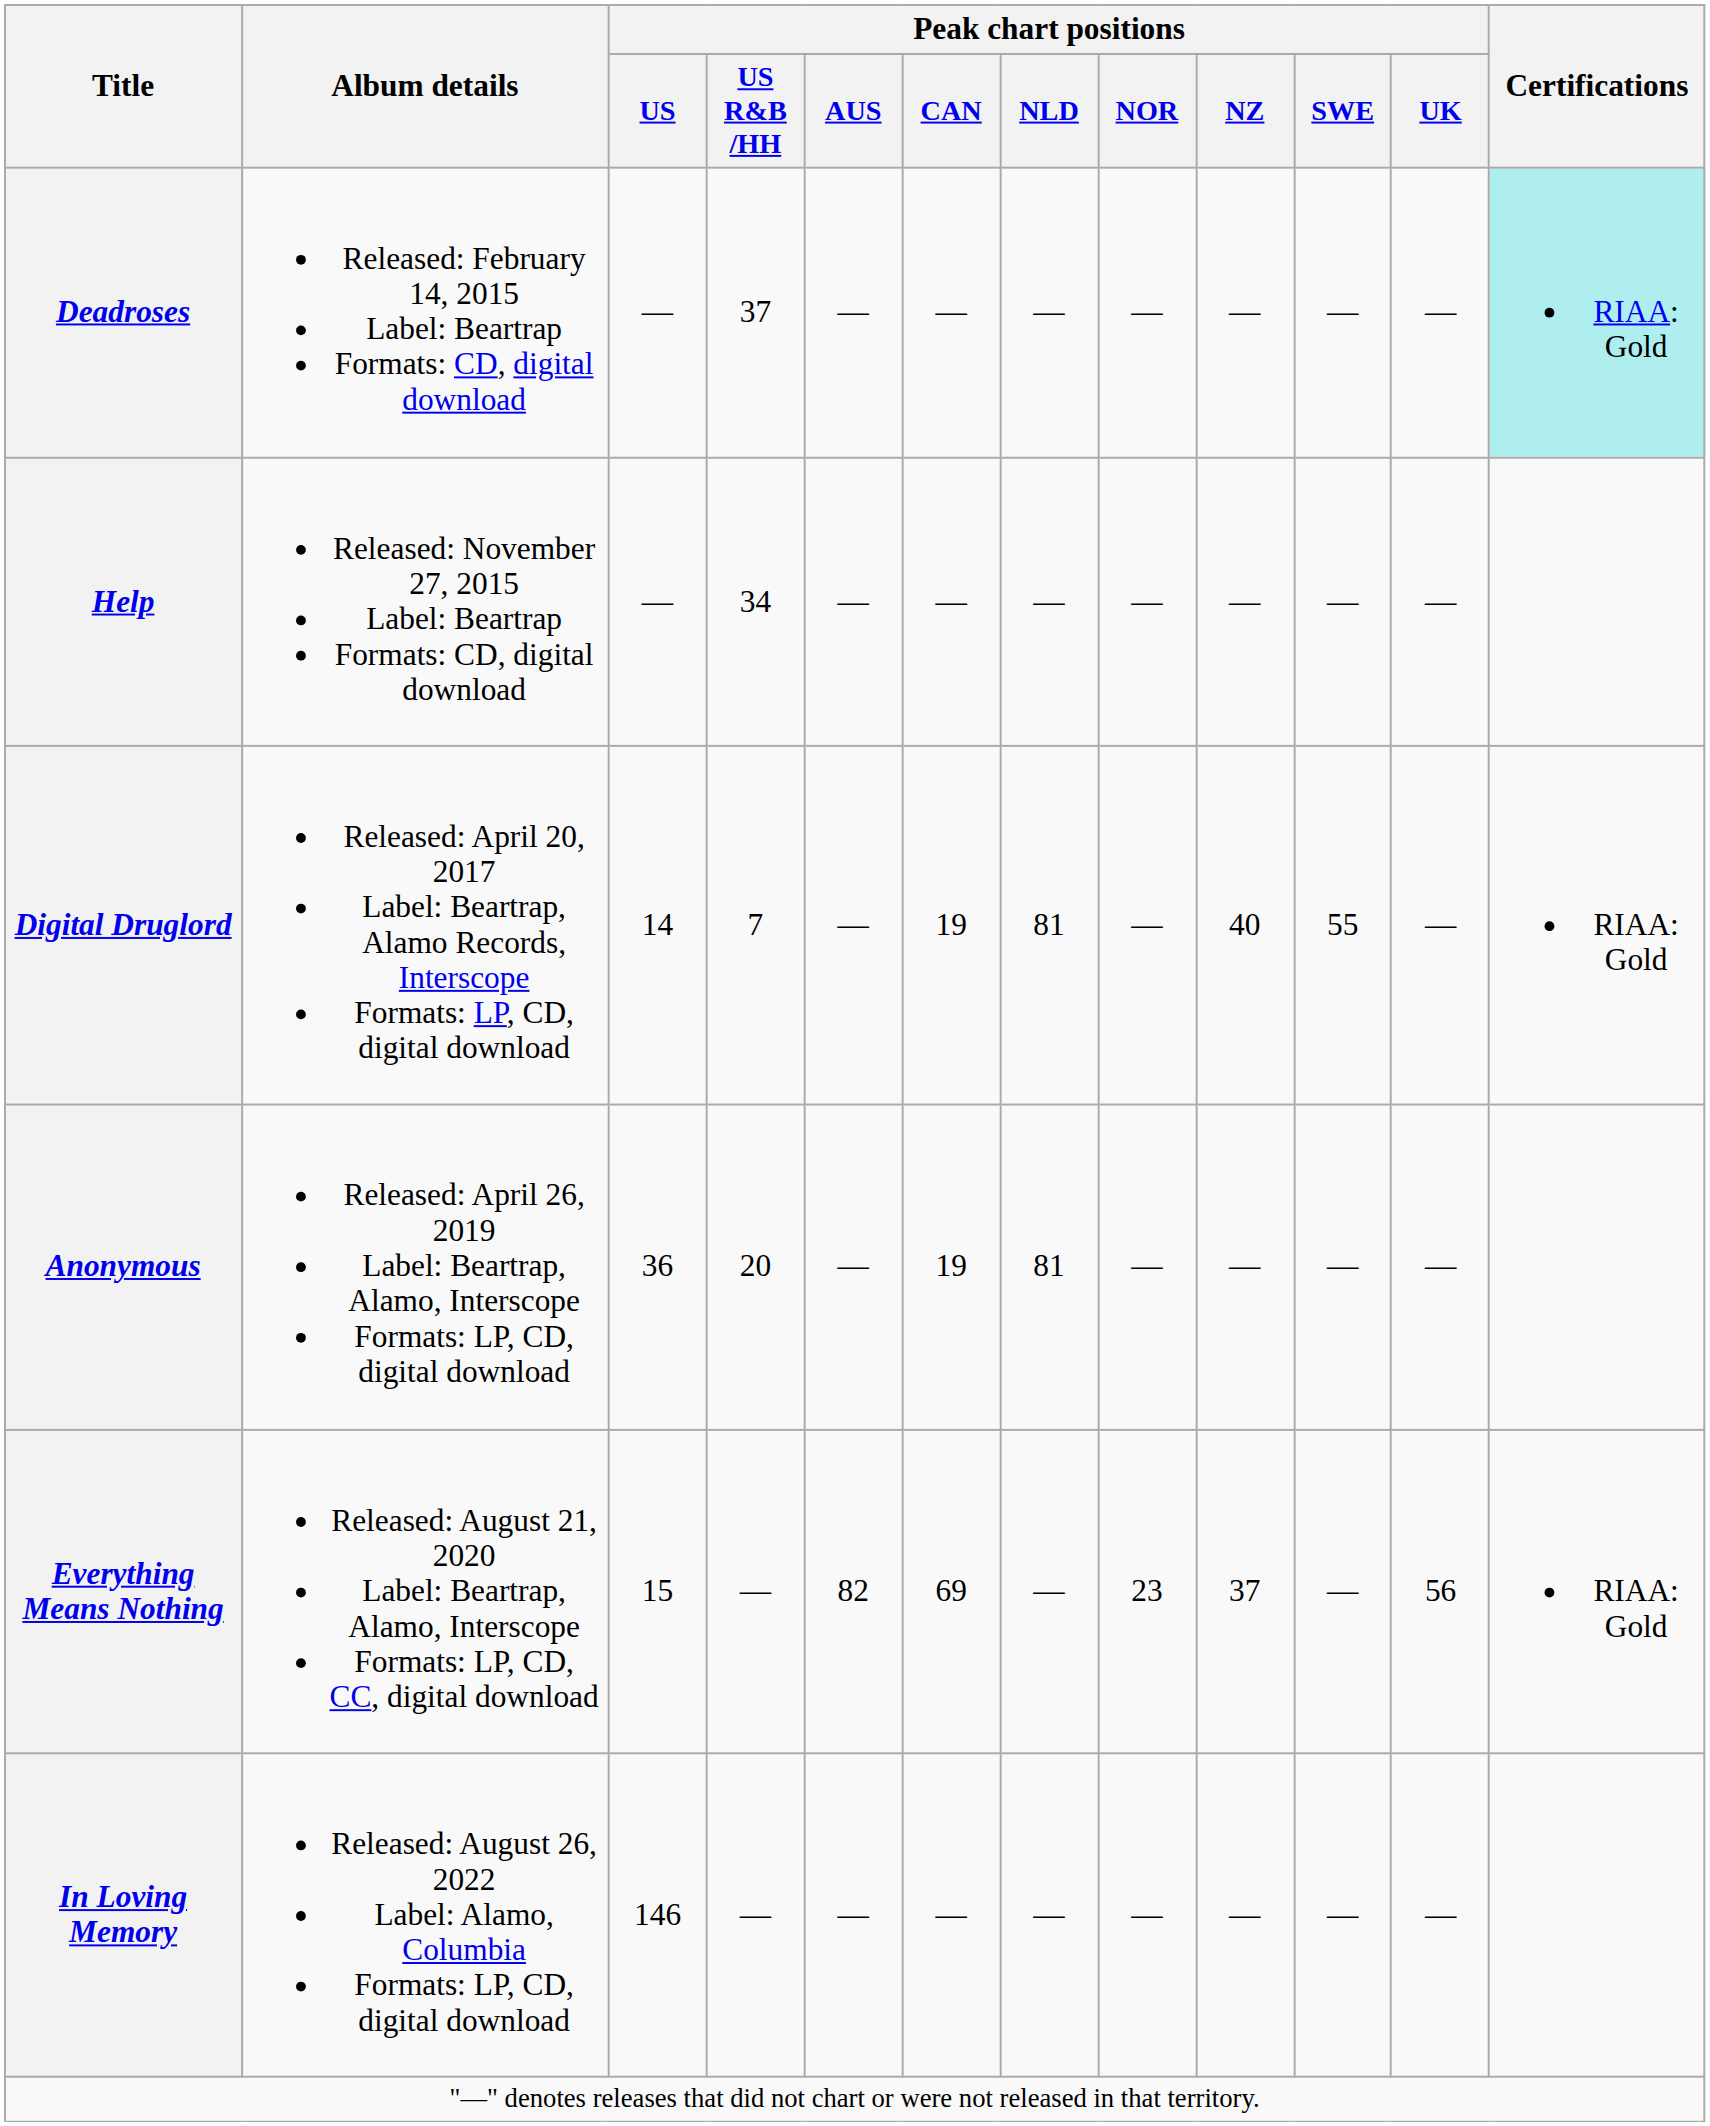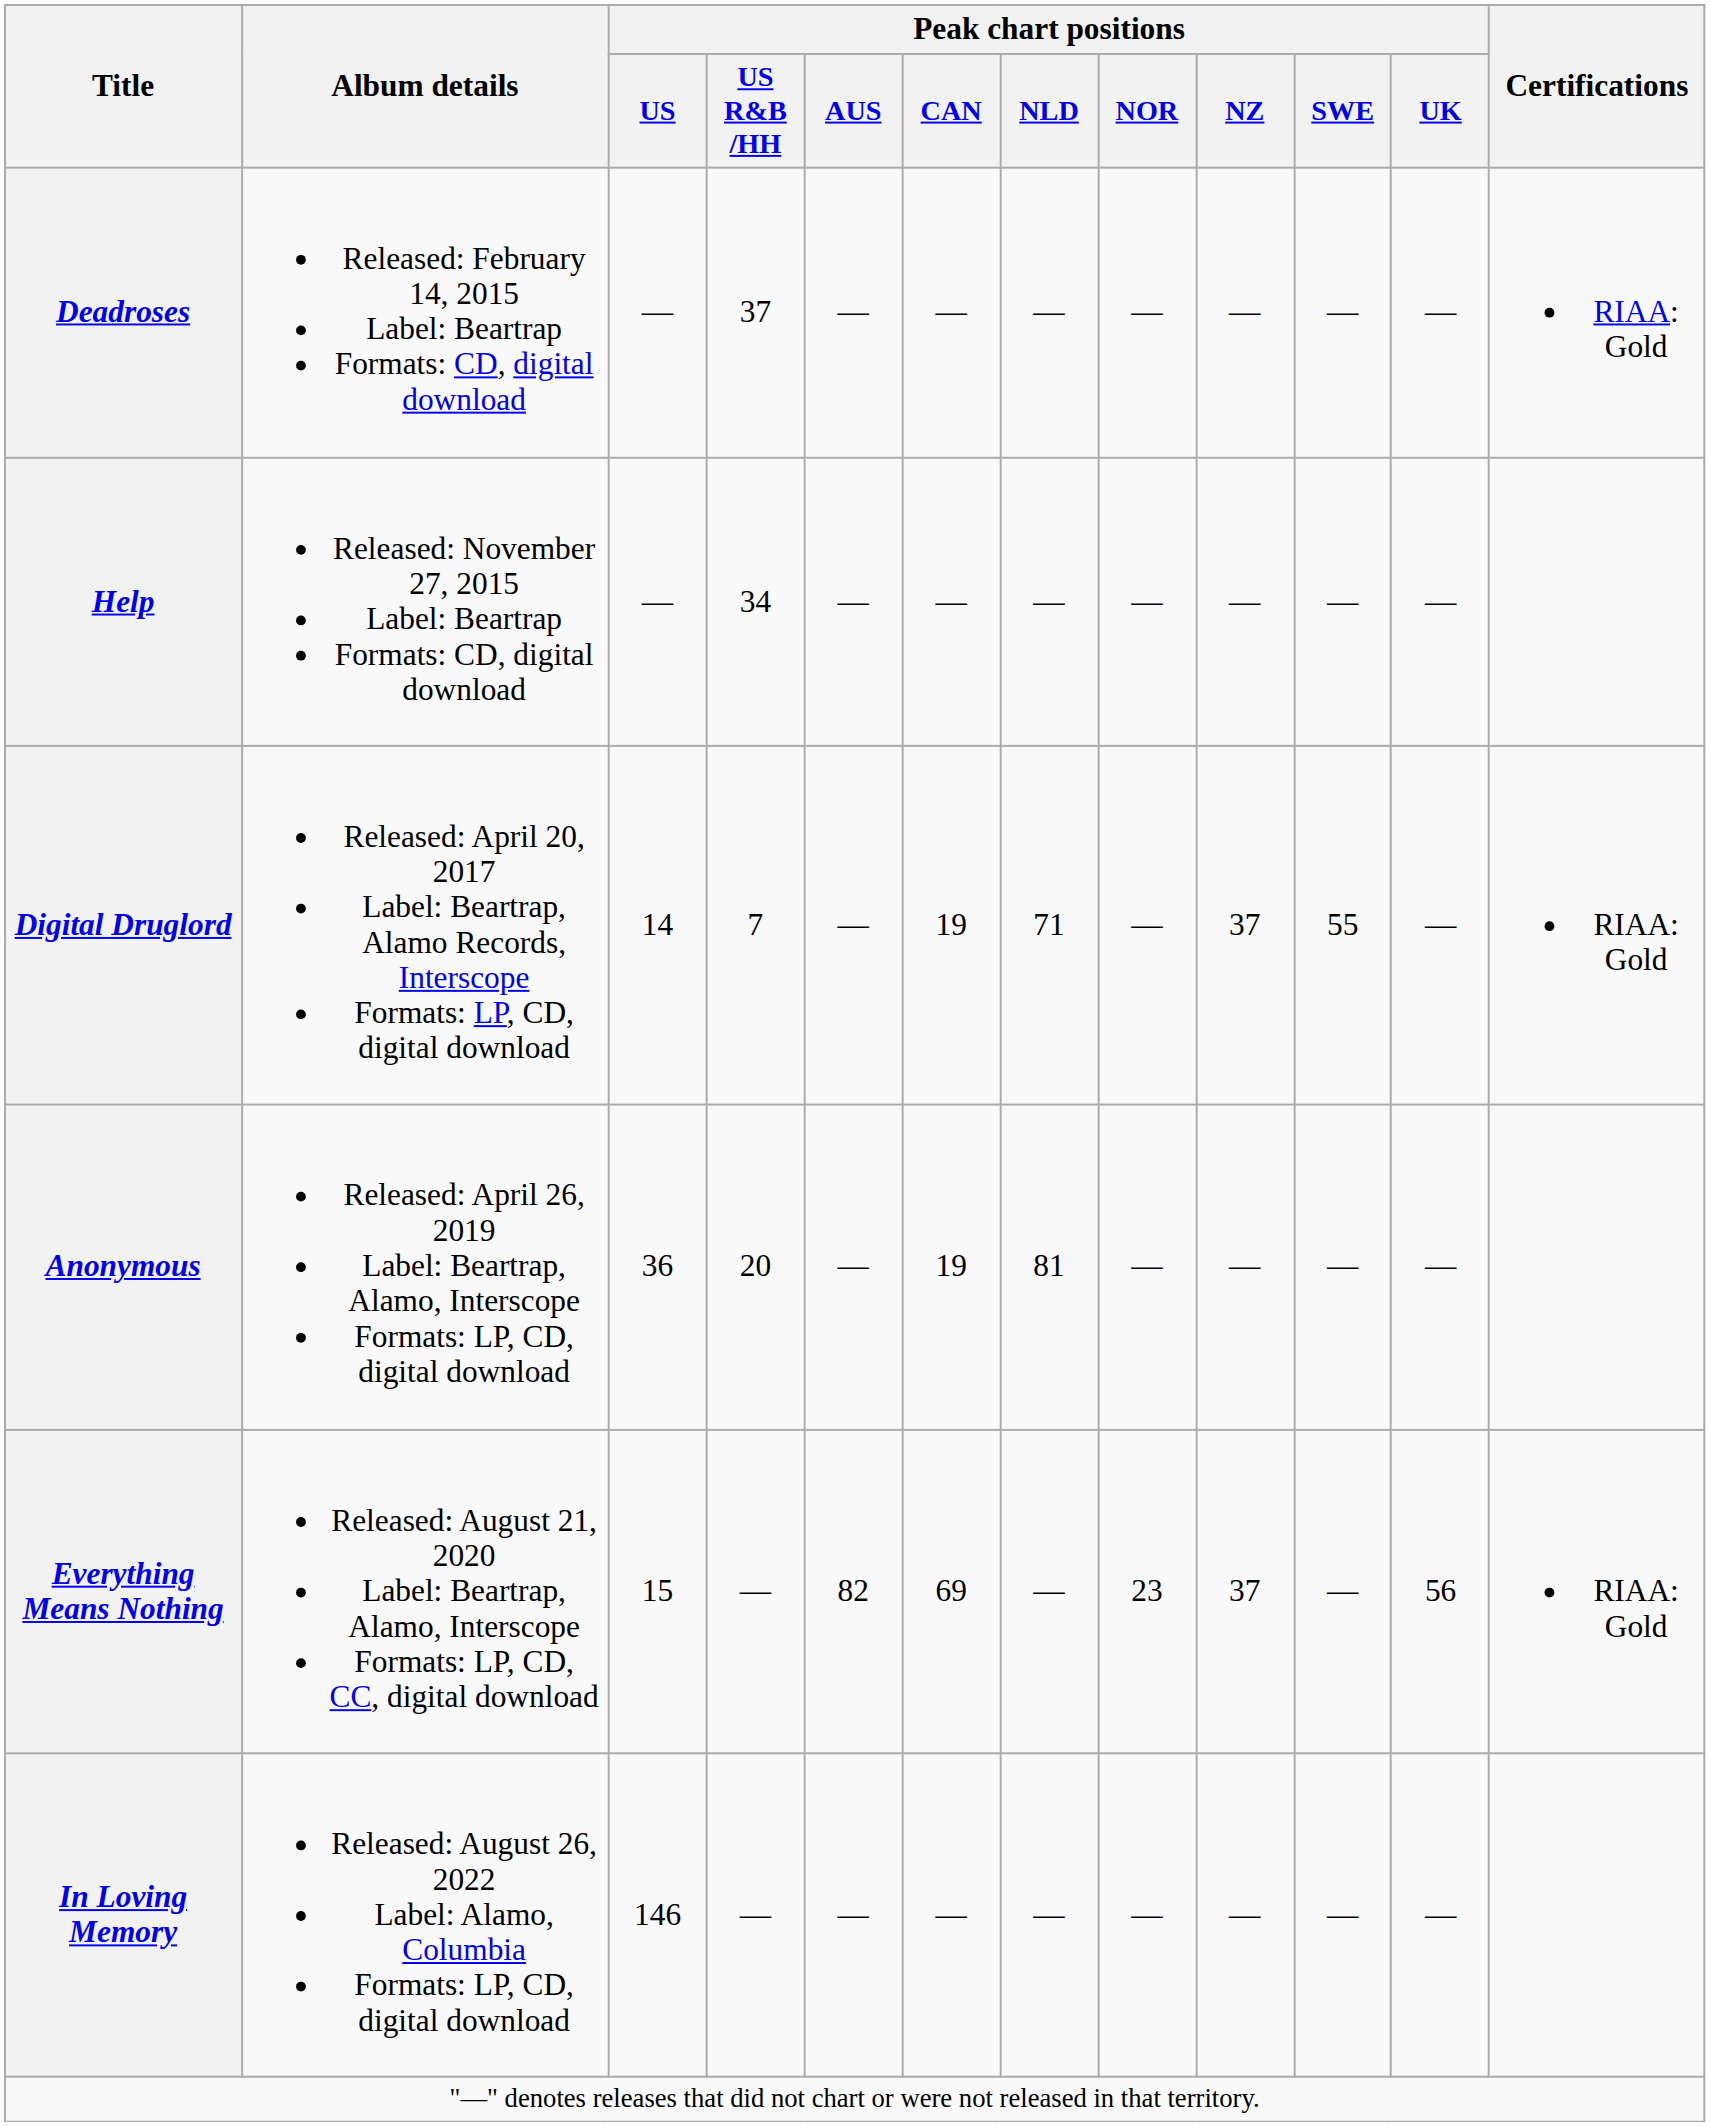(1597, 330) paleturquoise background -> (1597, 330) no background
(1049, 924) 81 -> (1049, 924) 71
(1245, 924) 40 -> (1245, 924) 37
